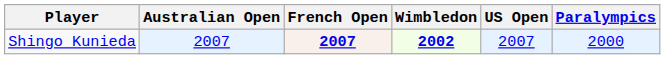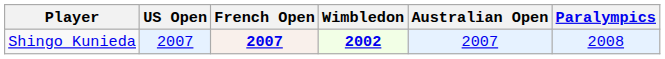columns swapped: (212, 17) <-> (516, 17)
(606, 42) 2000 -> (606, 42) 2008
